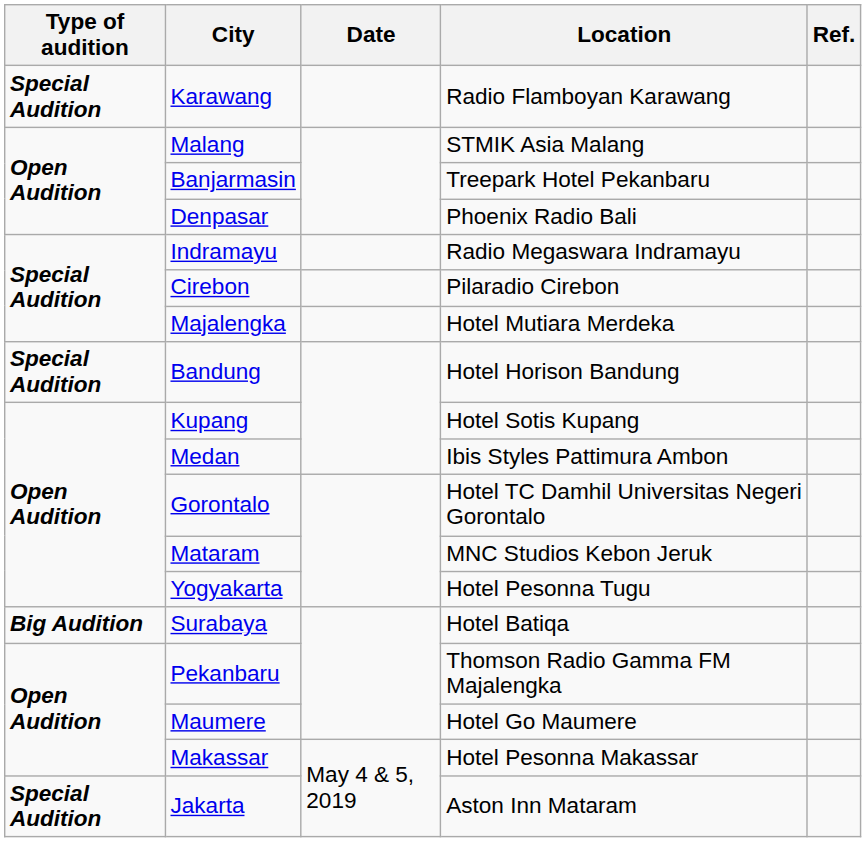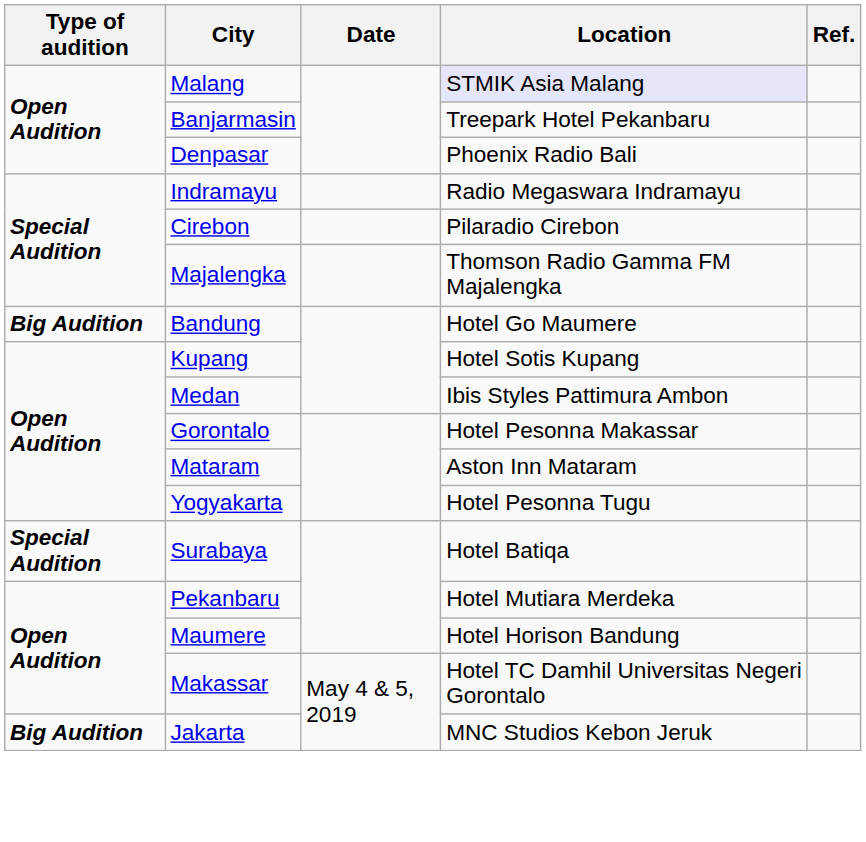- row: (221, 96)
(545, 144) no background -> (545, 83) lavender background
(560, 323) Hotel Mutiara Merdeka -> (589, 275) Thomson Radio Gamma FM Majalengka
(56, 372) Special Audition -> (77, 323) Big Audition
(563, 372) Hotel Horison Bandung -> (542, 323) Hotel Go Maumere
(624, 504) Hotel TC Damhil Universitas Negeri Gorontalo -> (572, 430) Hotel Pesonna Makassar
(579, 553) MNC Studios Kebon Jeruk -> (542, 466) Aston Inn Mataram
(77, 624) Big Audition -> (56, 550) Special Audition
(589, 673) Thomson Radio Gamma FM Majalengka -> (560, 599) Hotel Mutiara Merdeka
(542, 721) Hotel Go Maumere -> (563, 635) Hotel Horison Bandung
(572, 757) Hotel Pesonna Makassar -> (624, 683) Hotel TC Damhil Universitas Negeri Gorontalo
(56, 805) Special Audition -> (77, 732) Big Audition
(542, 805) Aston Inn Mataram -> (579, 732) MNC Studios Kebon Jeruk
